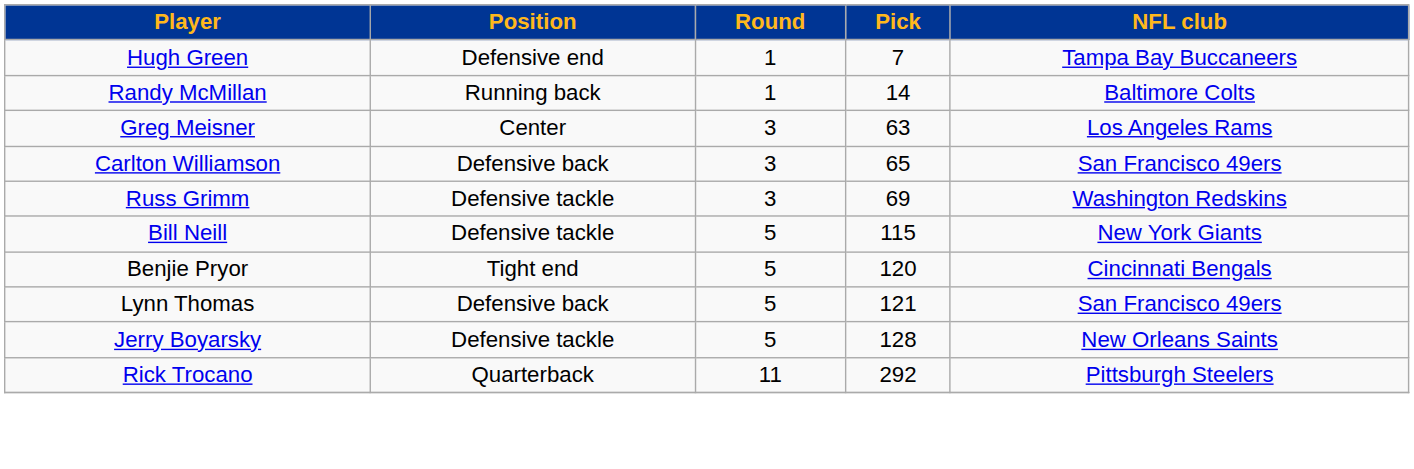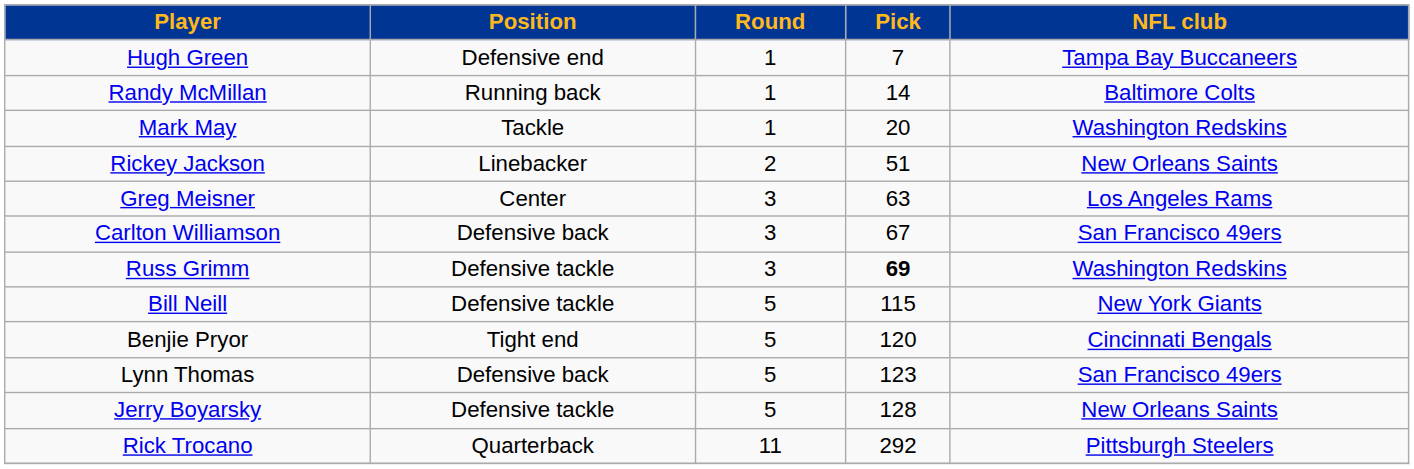+ row: (188, 127)
+ row: (188, 163)
(898, 163) 65 -> (898, 233) 67
(898, 198) normal -> (898, 269) bold
(898, 304) 121 -> (898, 374) 123
